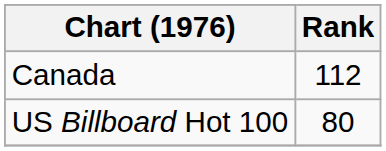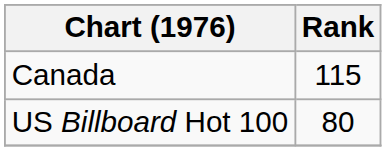(338, 74) 112 -> (338, 74) 115
